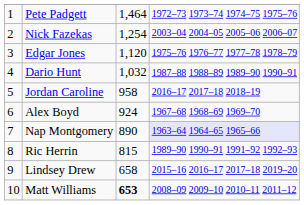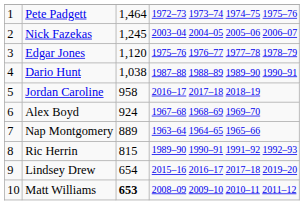(133, 33) 1,254 -> (133, 33) 1,245
(133, 72) 1,032 -> (133, 72) 1,038
(128, 131) 890 -> (128, 131) 889
(206, 131) lavender background -> (206, 131) no background
(128, 170) 658 -> (128, 170) 654
